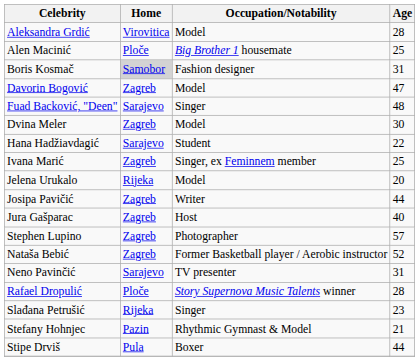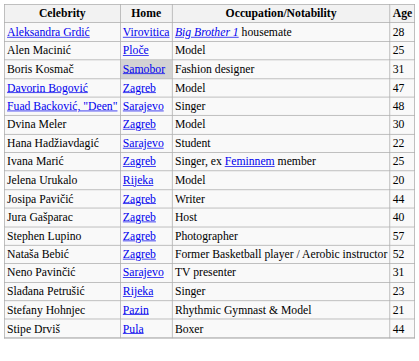(190, 32) Model -> (233, 32) Big Brother 1 housemate
(233, 50) Big Brother 1 housemate -> (190, 50) Model
- row: (45, 291)
